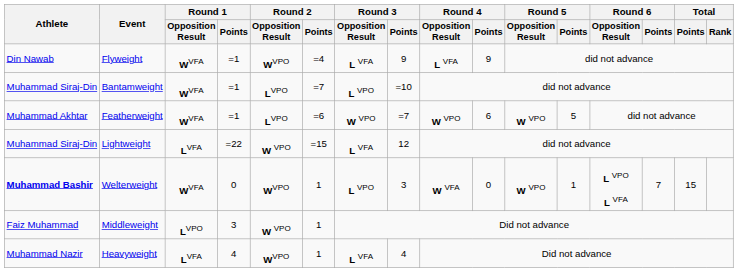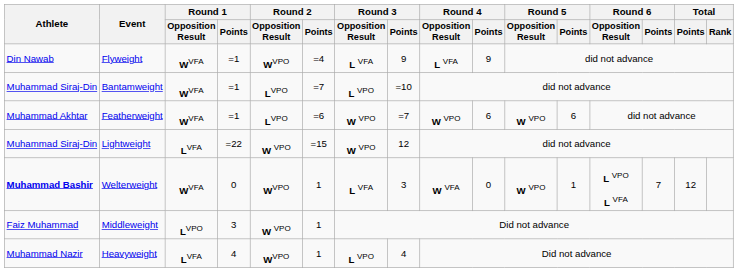(573, 116) 5 -> (573, 116) 6
(361, 150) L VFA -> (361, 150) W VPO
(361, 190) L VPO -> (361, 190) L VFA
(691, 185) 15 -> (691, 185) 12
(361, 259) L VFA -> (361, 259) L VPO
